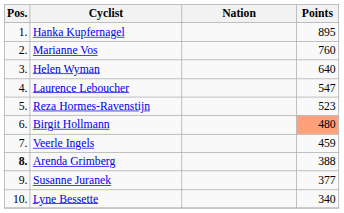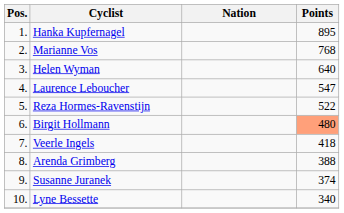(327, 50) 760 -> (327, 50) 768
(327, 106) 523 -> (327, 106) 522
(327, 143) 459 -> (327, 143) 418
(23, 161) bold -> (23, 161) normal
(327, 180) 377 -> (327, 180) 374
